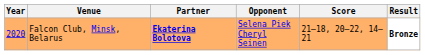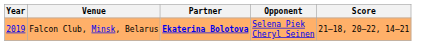- column: (404, 11)
(16, 34) 2020 -> (16, 29) 2019
